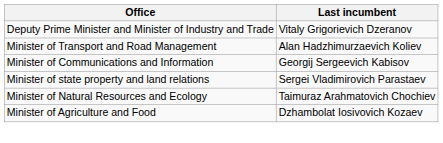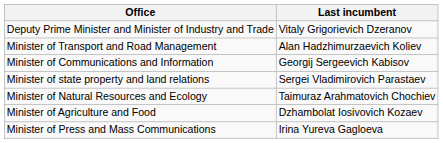+ row: (111, 130)
